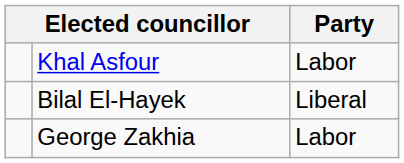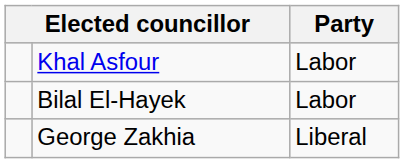(331, 99) Liberal -> (326, 99) Labor
(326, 137) Labor -> (331, 137) Liberal
